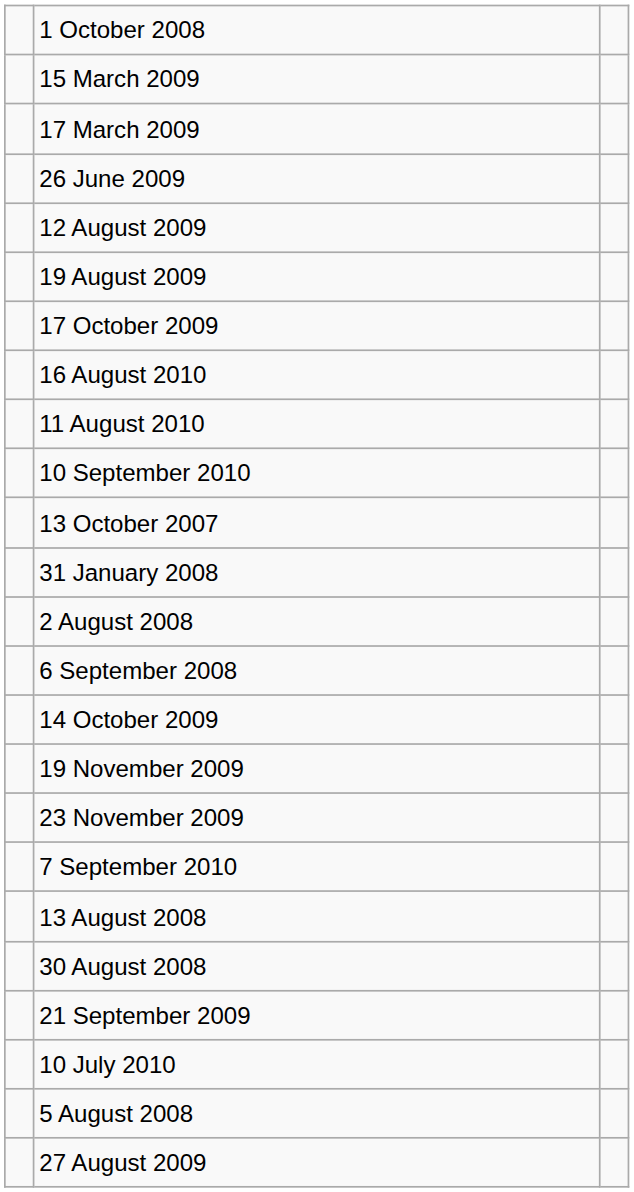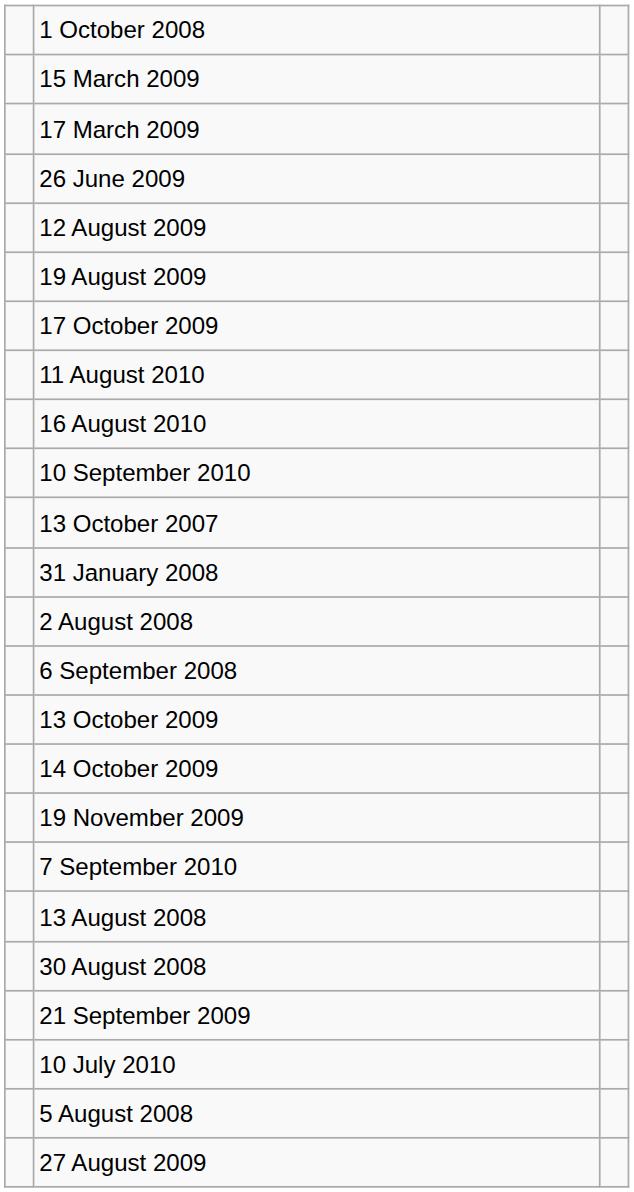rows swapped: (122, 424) <-> (123, 375)
+ row: (129, 720)
- row: (142, 818)
